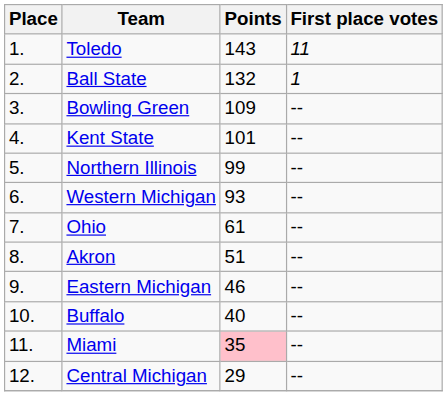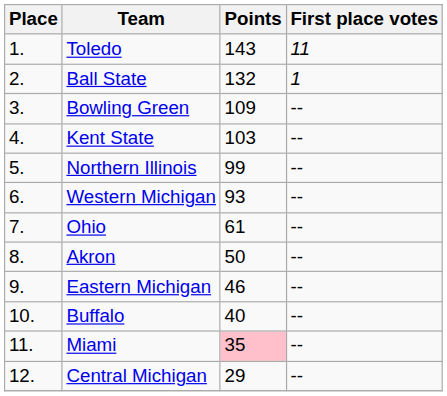(240, 138) 101 -> (240, 138) 103
(235, 256) 51 -> (235, 256) 50
